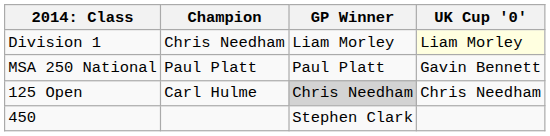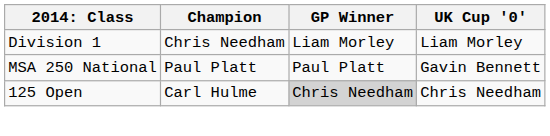(471, 42) lightyellow background -> (471, 42) no background
- row: (22, 118)
